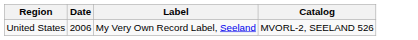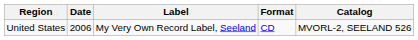+ column: (277, 12)
